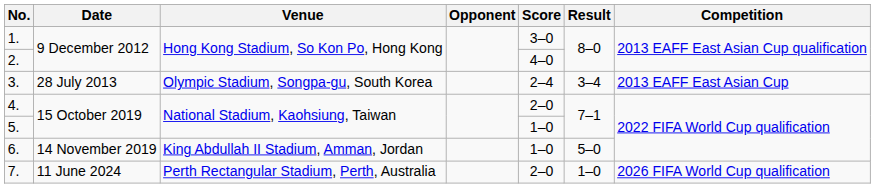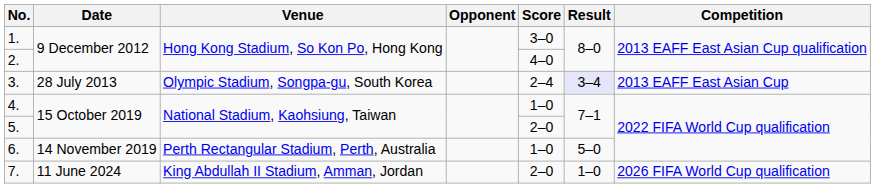(589, 82) no background -> (589, 82) lavender background
(542, 104) 2–0 -> (542, 104) 1–0
(542, 127) 1–0 -> (542, 127) 2–0
(293, 149) King Abdullah II Stadium, Amman, Jordan -> (299, 149) Perth Rectangular Stadium, Perth, Australia
(299, 171) Perth Rectangular Stadium, Perth, Australia -> (293, 171) King Abdullah II Stadium, Amman, Jordan
